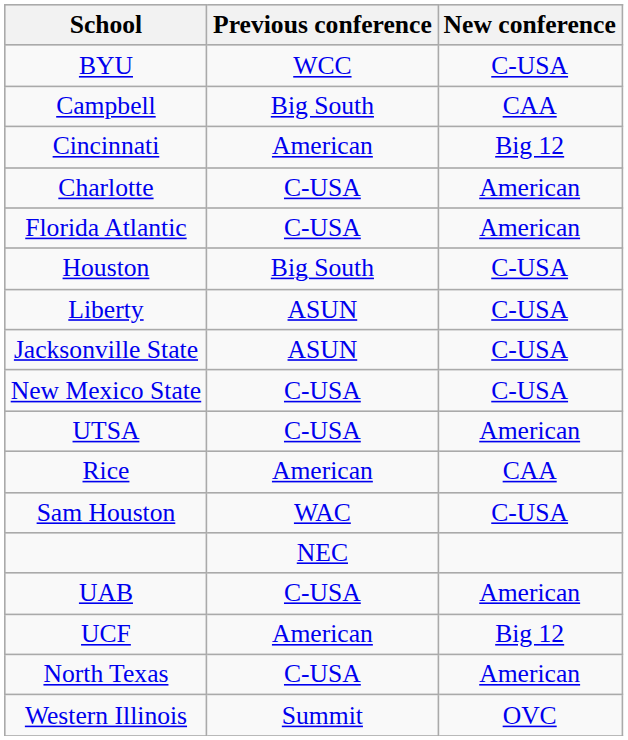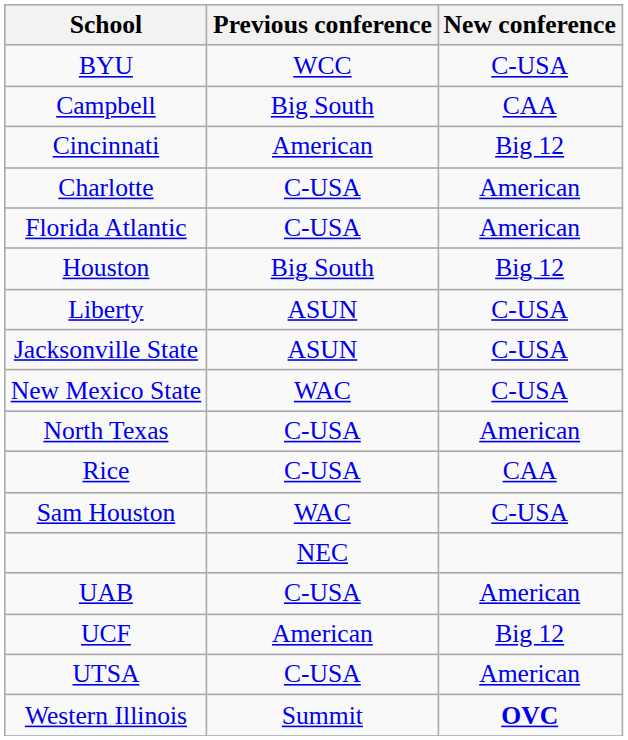(530, 268) C-USA -> (530, 268) Big 12
(322, 390) C-USA -> (322, 390) WAC
rows swapped: (106, 674) <-> (106, 430)
(322, 471) American -> (322, 471) C-USA
(530, 715) normal -> (530, 715) bold
